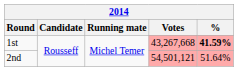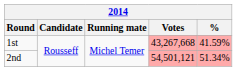(215, 43) bold -> (215, 43) normal
(215, 58) 51.64% -> (215, 58) 51.34%
